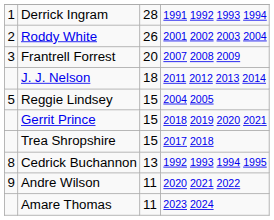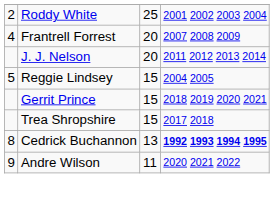- row: (65, 15)
(150, 36) 26 -> (150, 15) 25
(11, 57) 3 -> (11, 36) 4
(150, 78) 18 -> (150, 57) 20
(215, 162) normal -> (215, 141) bold
- row: (66, 204)
